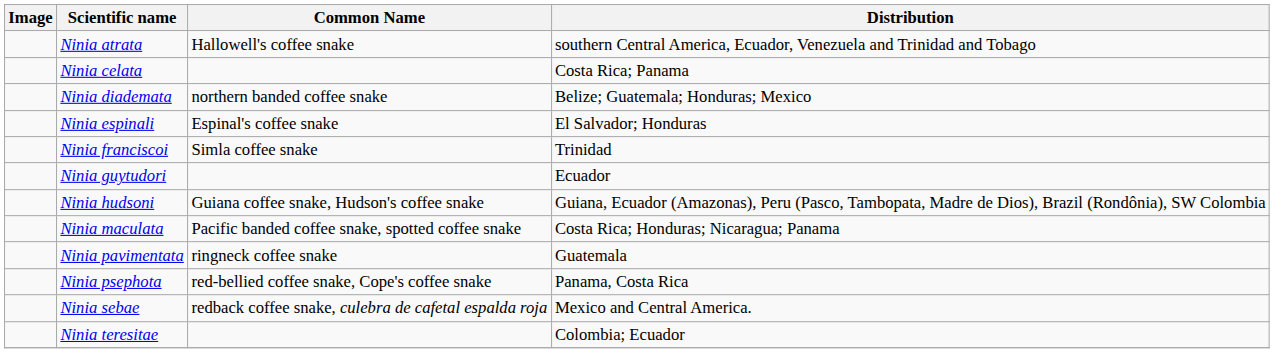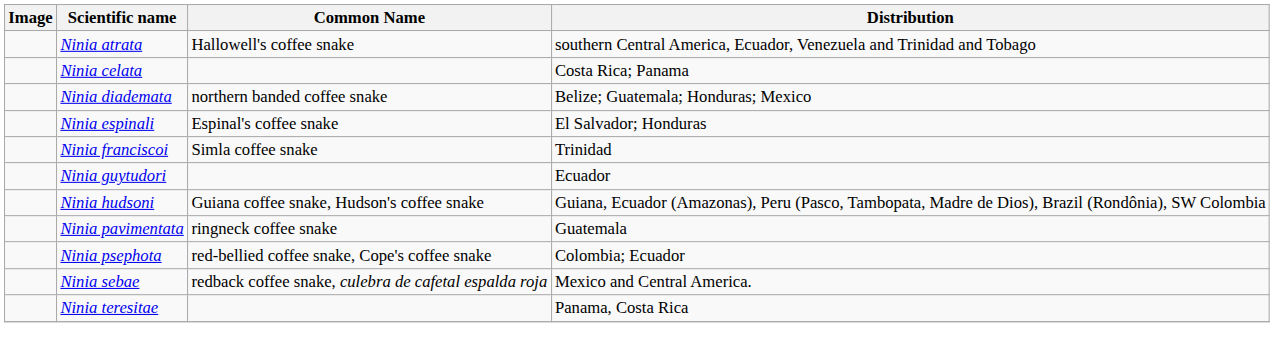- row: (112, 228)
(622, 281) Panama, Costa Rica -> (620, 255) Colombia; Ecuador
(620, 334) Colombia; Ecuador -> (622, 307) Panama, Costa Rica
